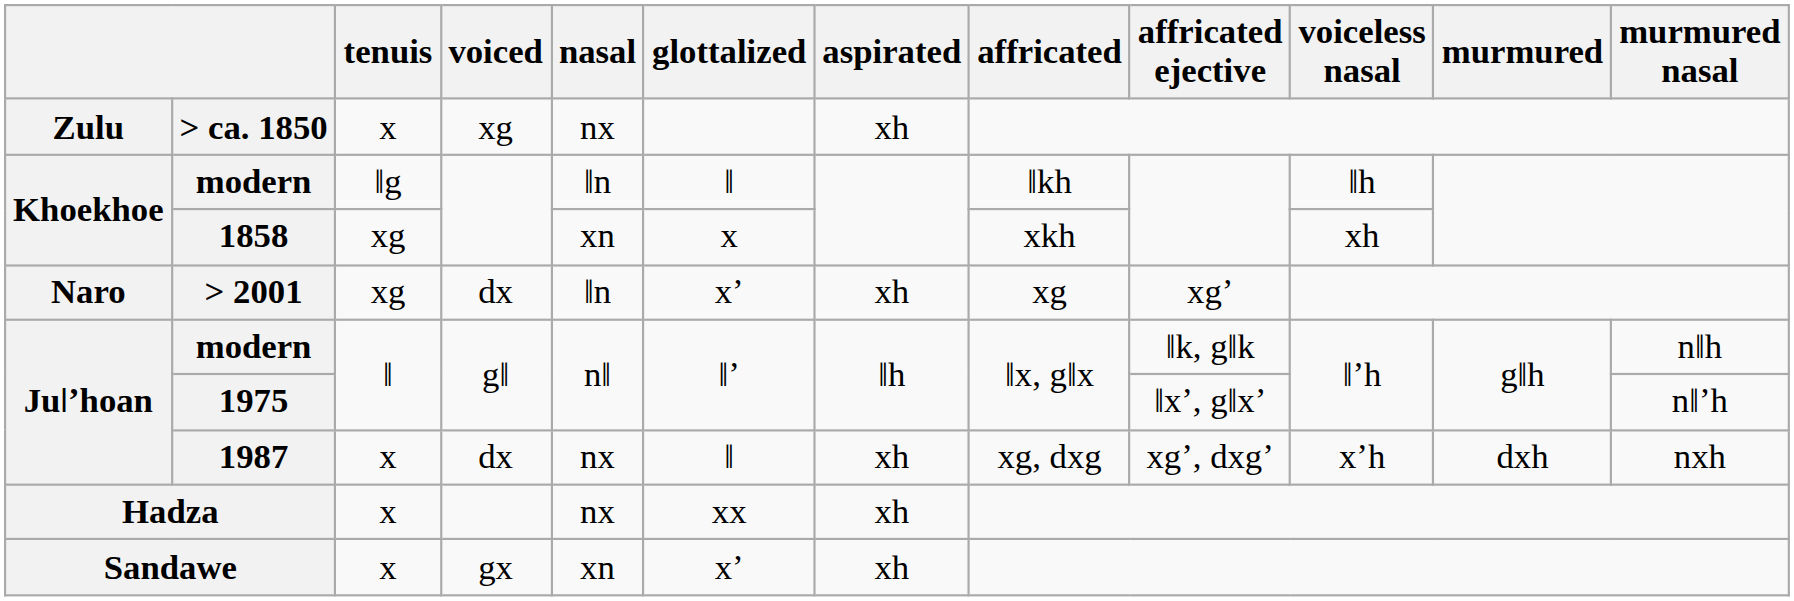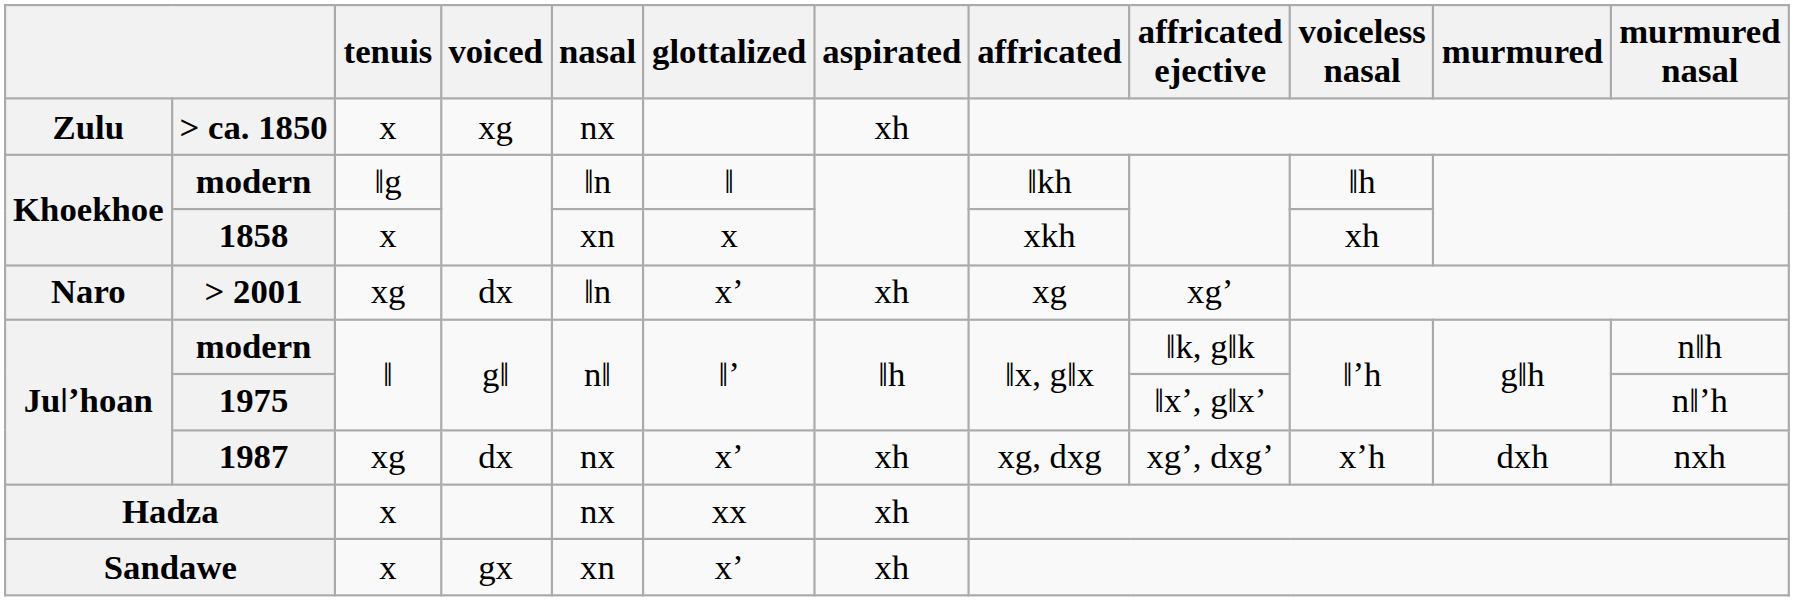(388, 236) xg -> (388, 236) x
(388, 456) x -> (388, 456) xg
(729, 456) ǁ -> (729, 456) xʼ
